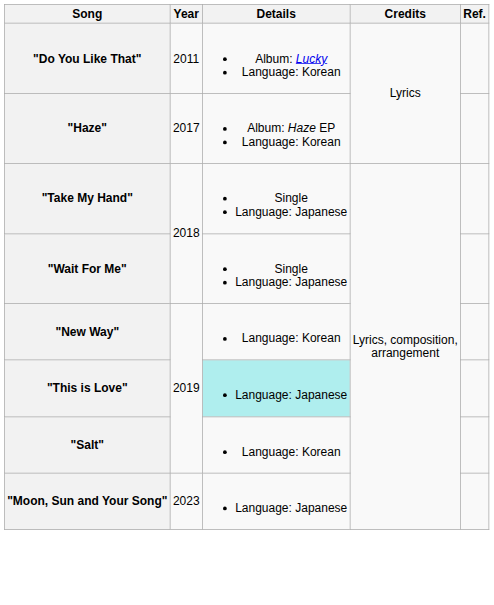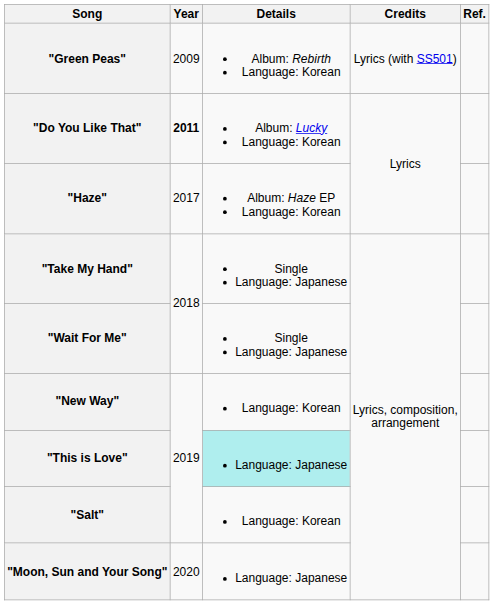+ row: (87, 58)
(186, 58) normal -> (186, 128) bold
(186, 501) 2023 -> (186, 571) 2020
